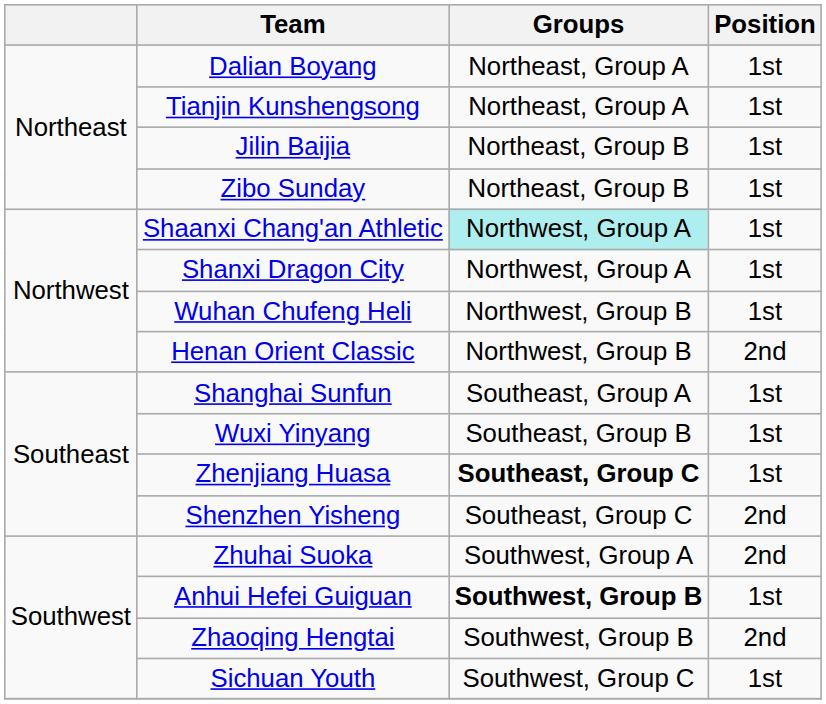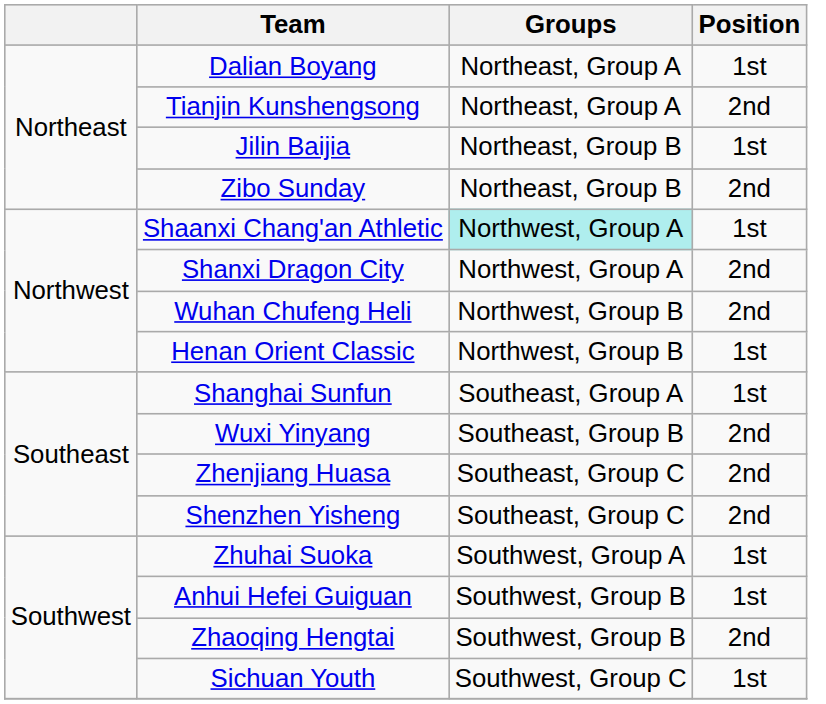(765, 106) 1st -> (749, 106) 2nd
(765, 188) 1st -> (749, 188) 2nd
(765, 270) 1st -> (749, 270) 2nd
(765, 310) 1st -> (749, 310) 2nd
(765, 351) 2nd -> (749, 351) 1st
(765, 433) 1st -> (749, 433) 2nd
(579, 474) bold -> (571, 474) normal
(765, 474) 1st -> (749, 474) 2nd
(765, 556) 2nd -> (749, 556) 1st
(579, 596) bold -> (571, 596) normal
